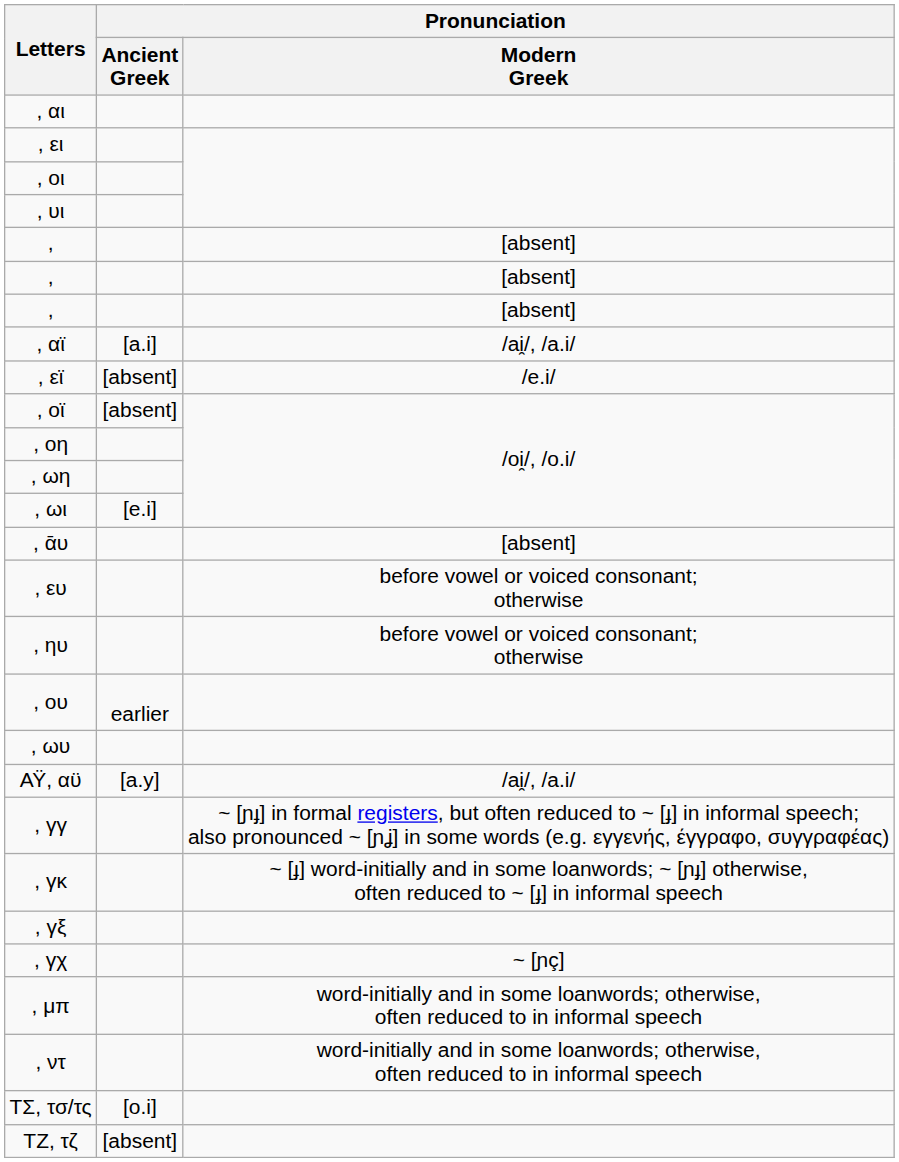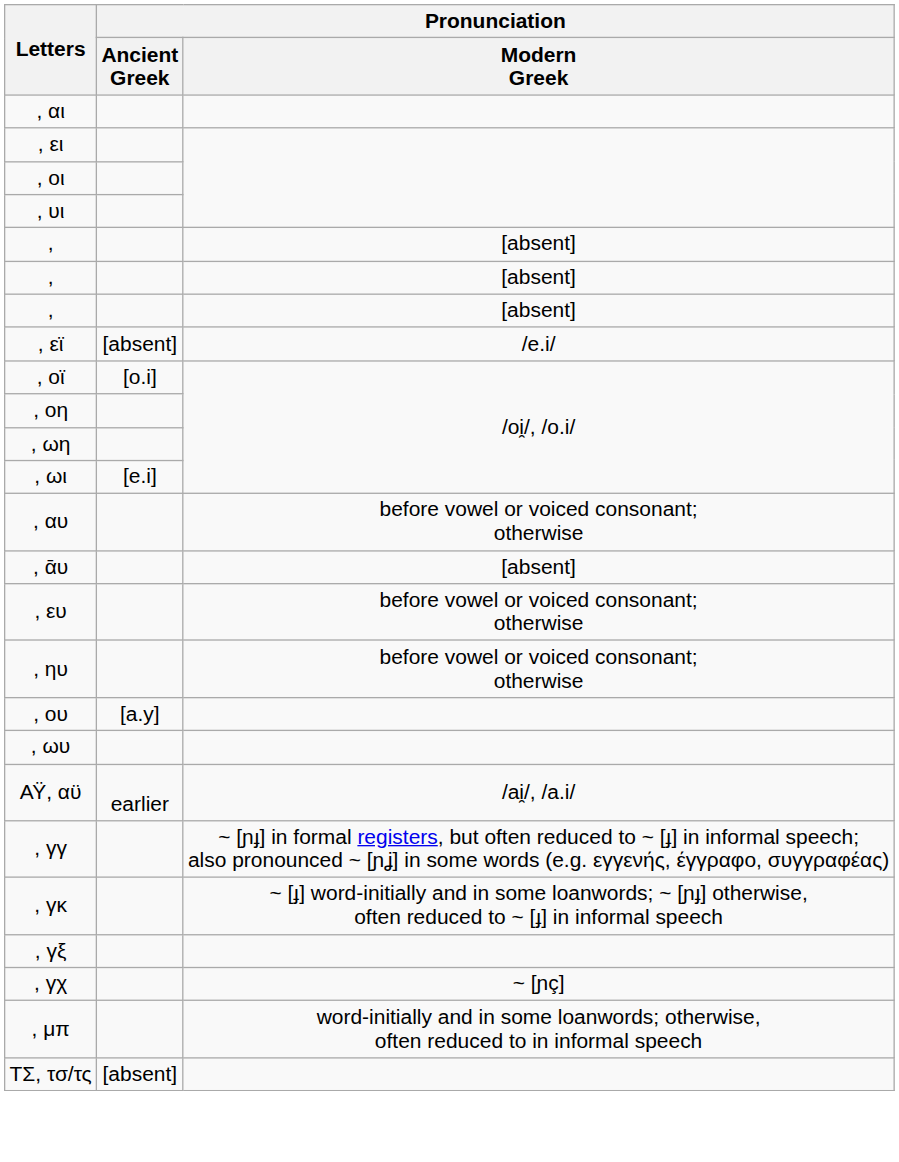- row: (51, 343)
(140, 410) [absent] -> (140, 377) [o.i]
+ row: (51, 521)
(140, 713) earlier -> (140, 713) [a.y]
(140, 780) [a.y] -> (140, 803) earlier
- row: (51, 1062)
(140, 1107) [o.i] -> (140, 1074) [absent]
- row: (51, 1140)
